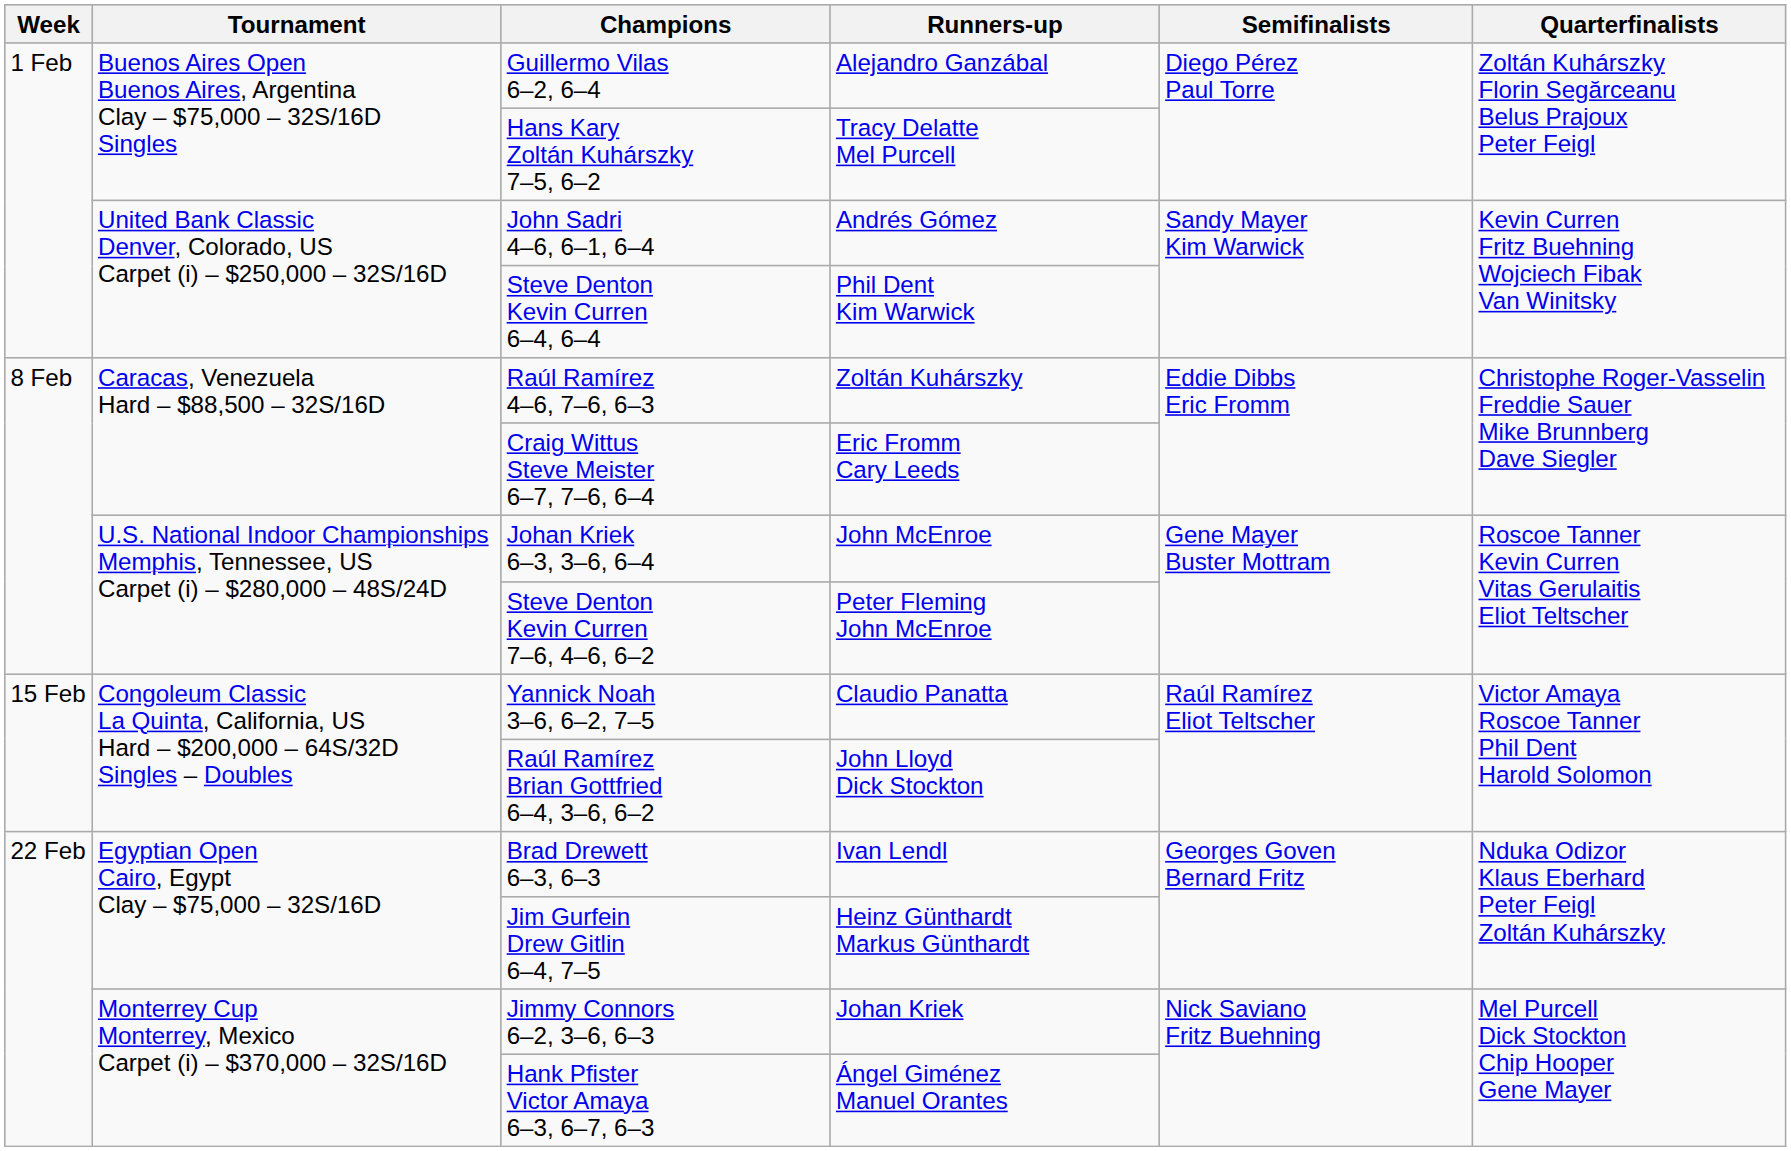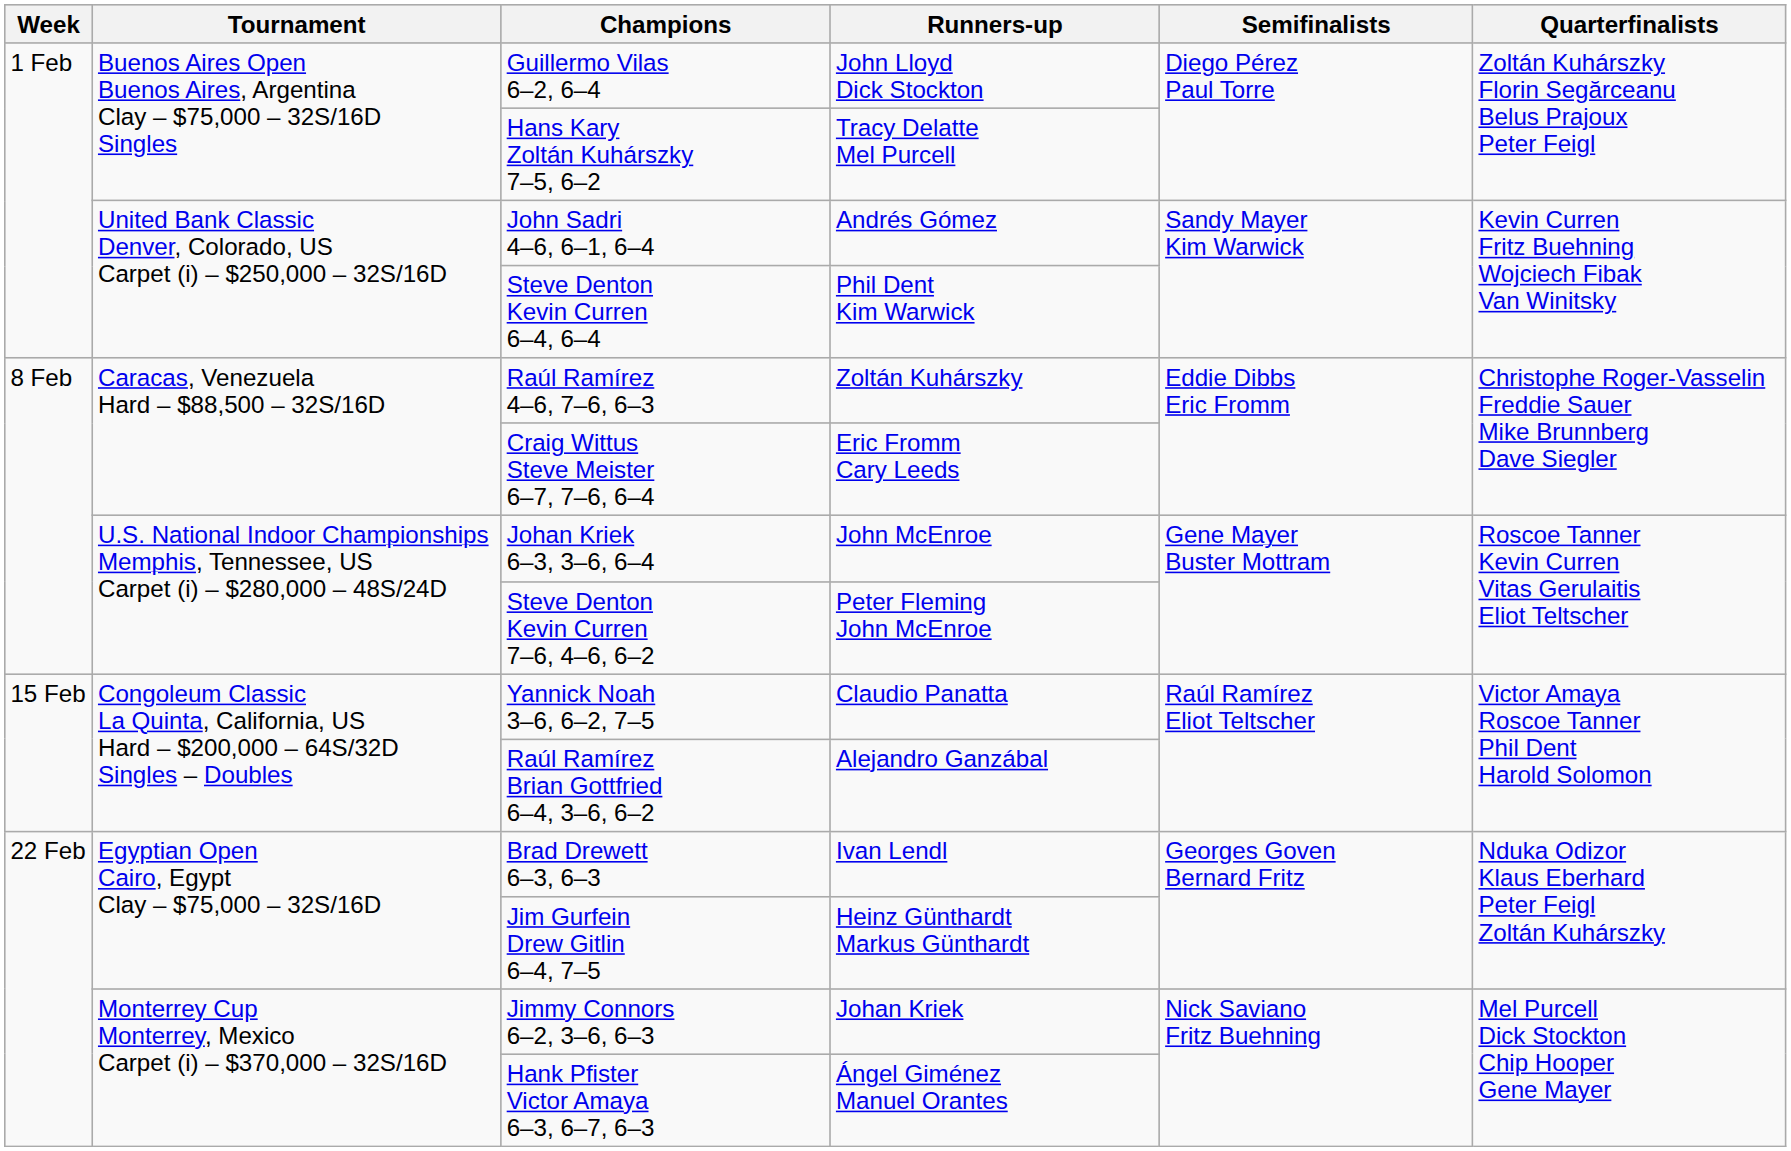(942, 62) Alejandro Ganzábal -> (910, 76) John Lloyd Dick Stockton
(910, 772) John Lloyd Dick Stockton -> (942, 758) Alejandro Ganzábal
